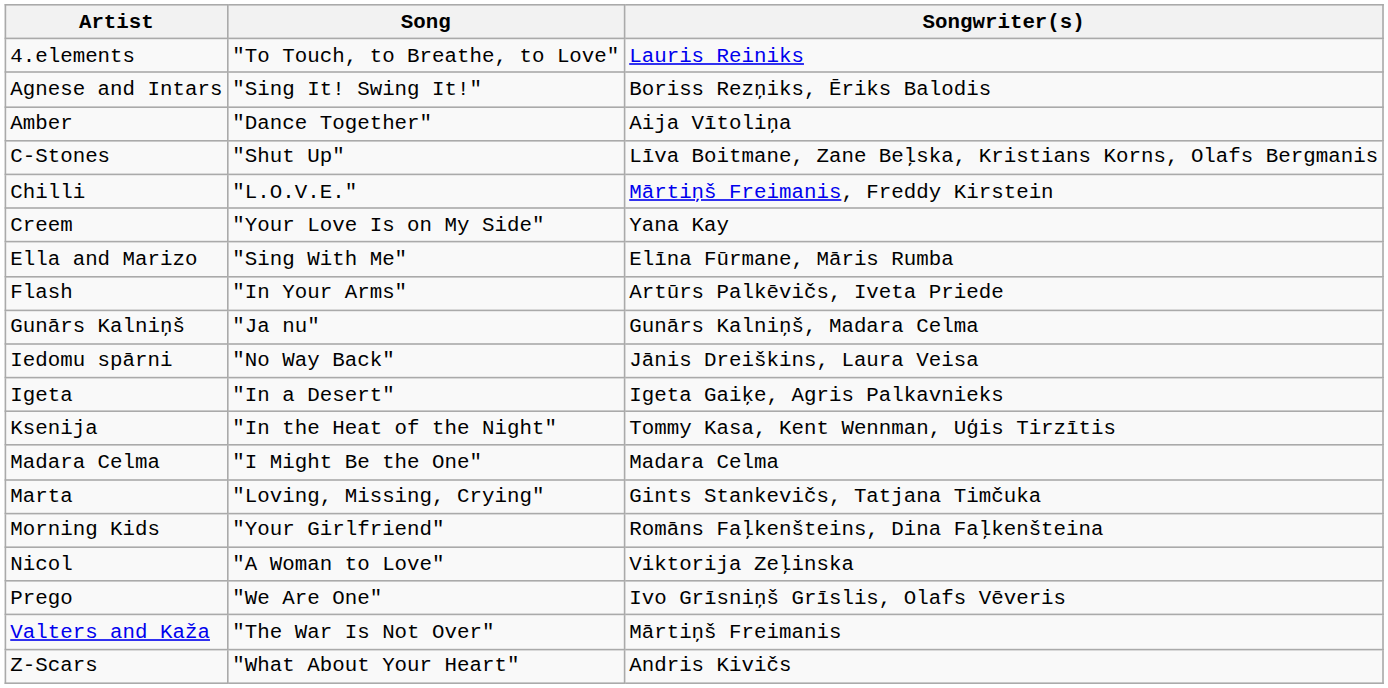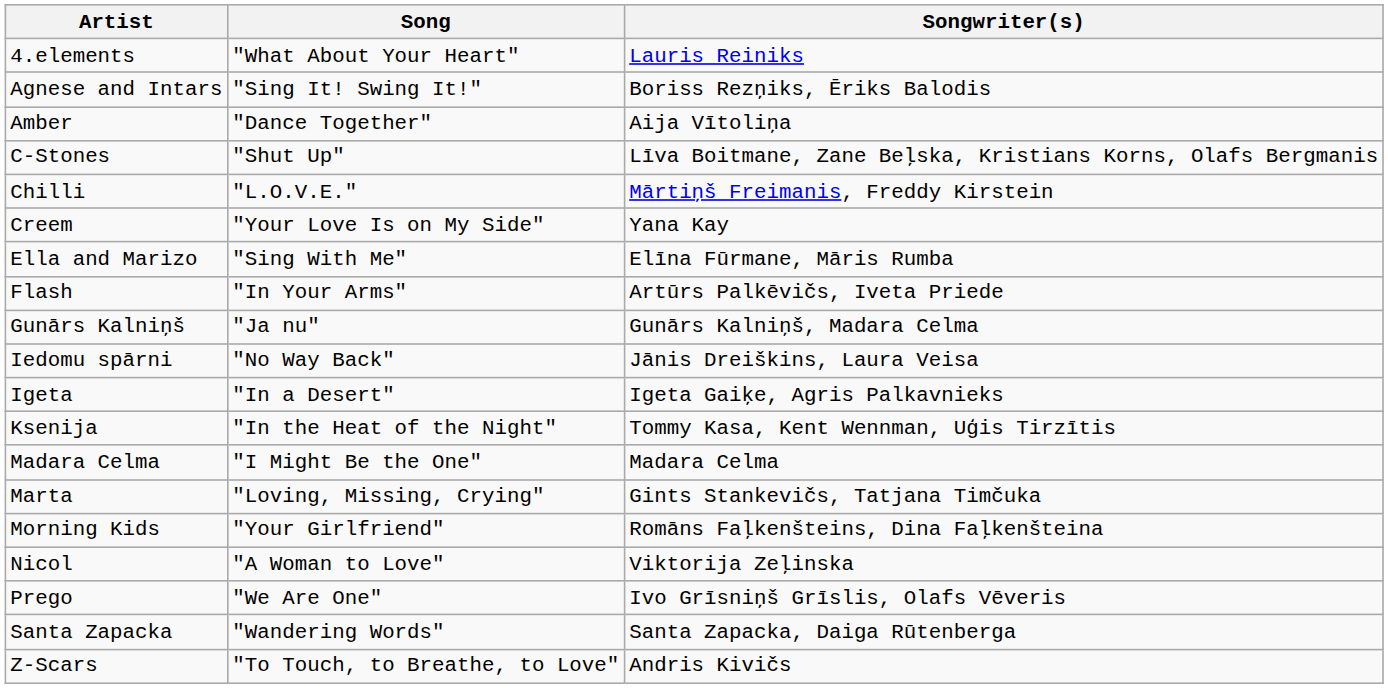(426, 56) "To Touch, to Breathe, to Love" -> (376, 56) "What About Your Heart"
+ row: (91, 632)
- row: (110, 632)
(376, 666) "What About Your Heart" -> (426, 666) "To Touch, to Breathe, to Love"
